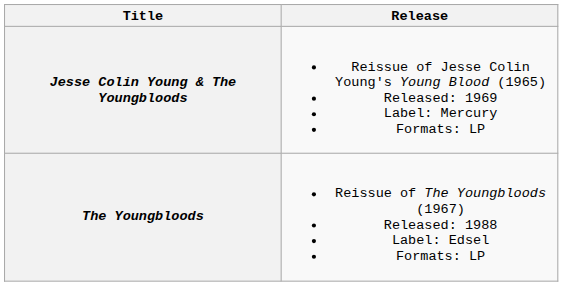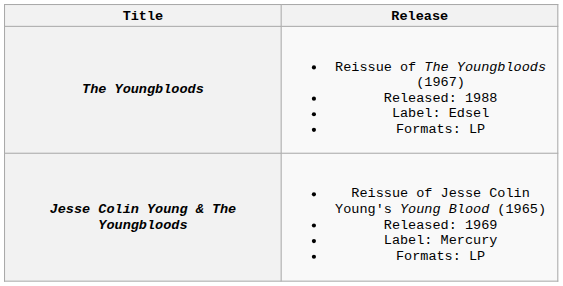rows swapped: (143, 90) <-> (143, 217)
